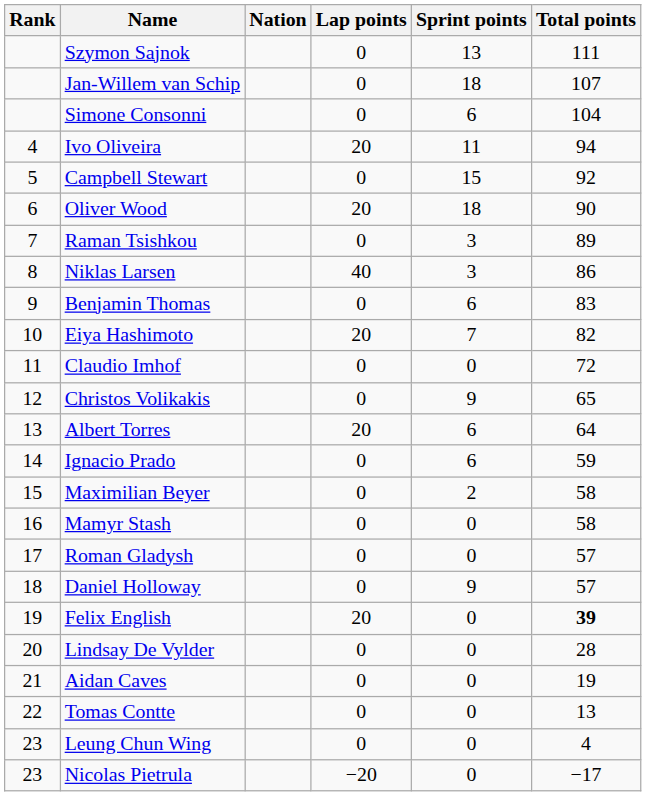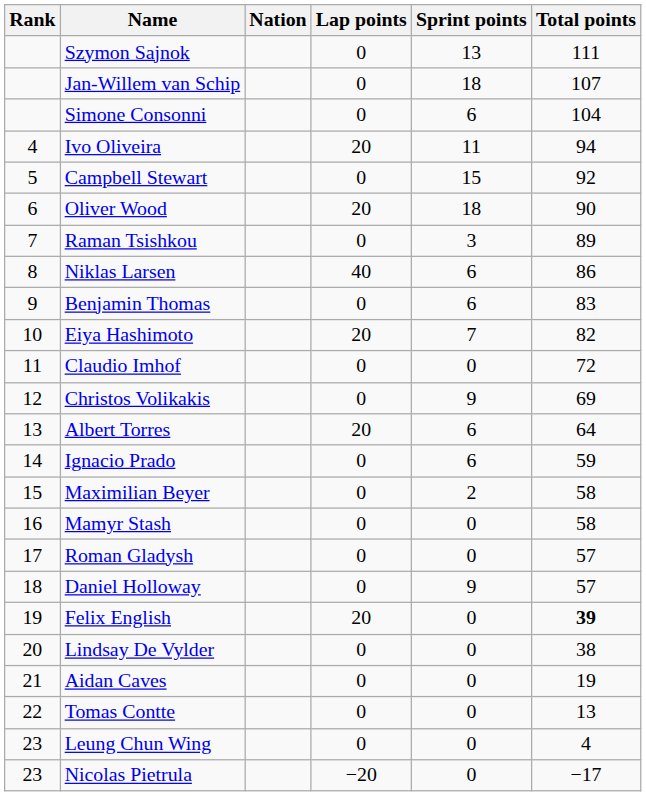(471, 271) 3 -> (471, 271) 6
(586, 397) 65 -> (586, 397) 69
(586, 649) 28 -> (586, 649) 38
